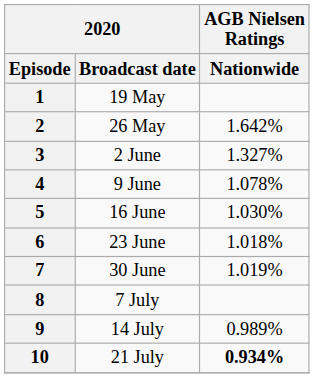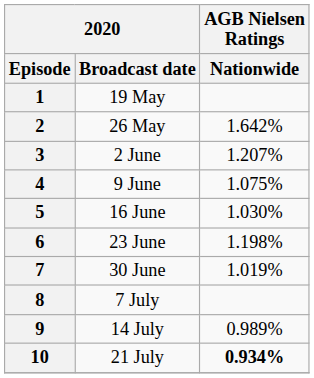(255, 155) 1.327% -> (255, 155) 1.207%
(255, 184) 1.078% -> (255, 184) 1.075%
(255, 241) 1.018% -> (255, 241) 1.198%
